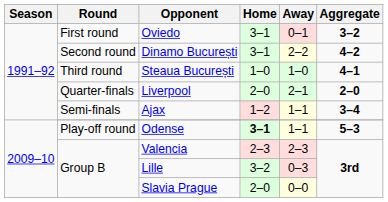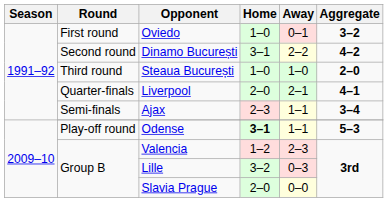(260, 33) 3–1 -> (260, 33) 1–0
(350, 71) 4–1 -> (350, 71) 2–0
(350, 91) 2–0 -> (350, 91) 4–1
(260, 110) 1–2 -> (260, 110) 2–3
(260, 149) 2–3 -> (260, 149) 1–2
